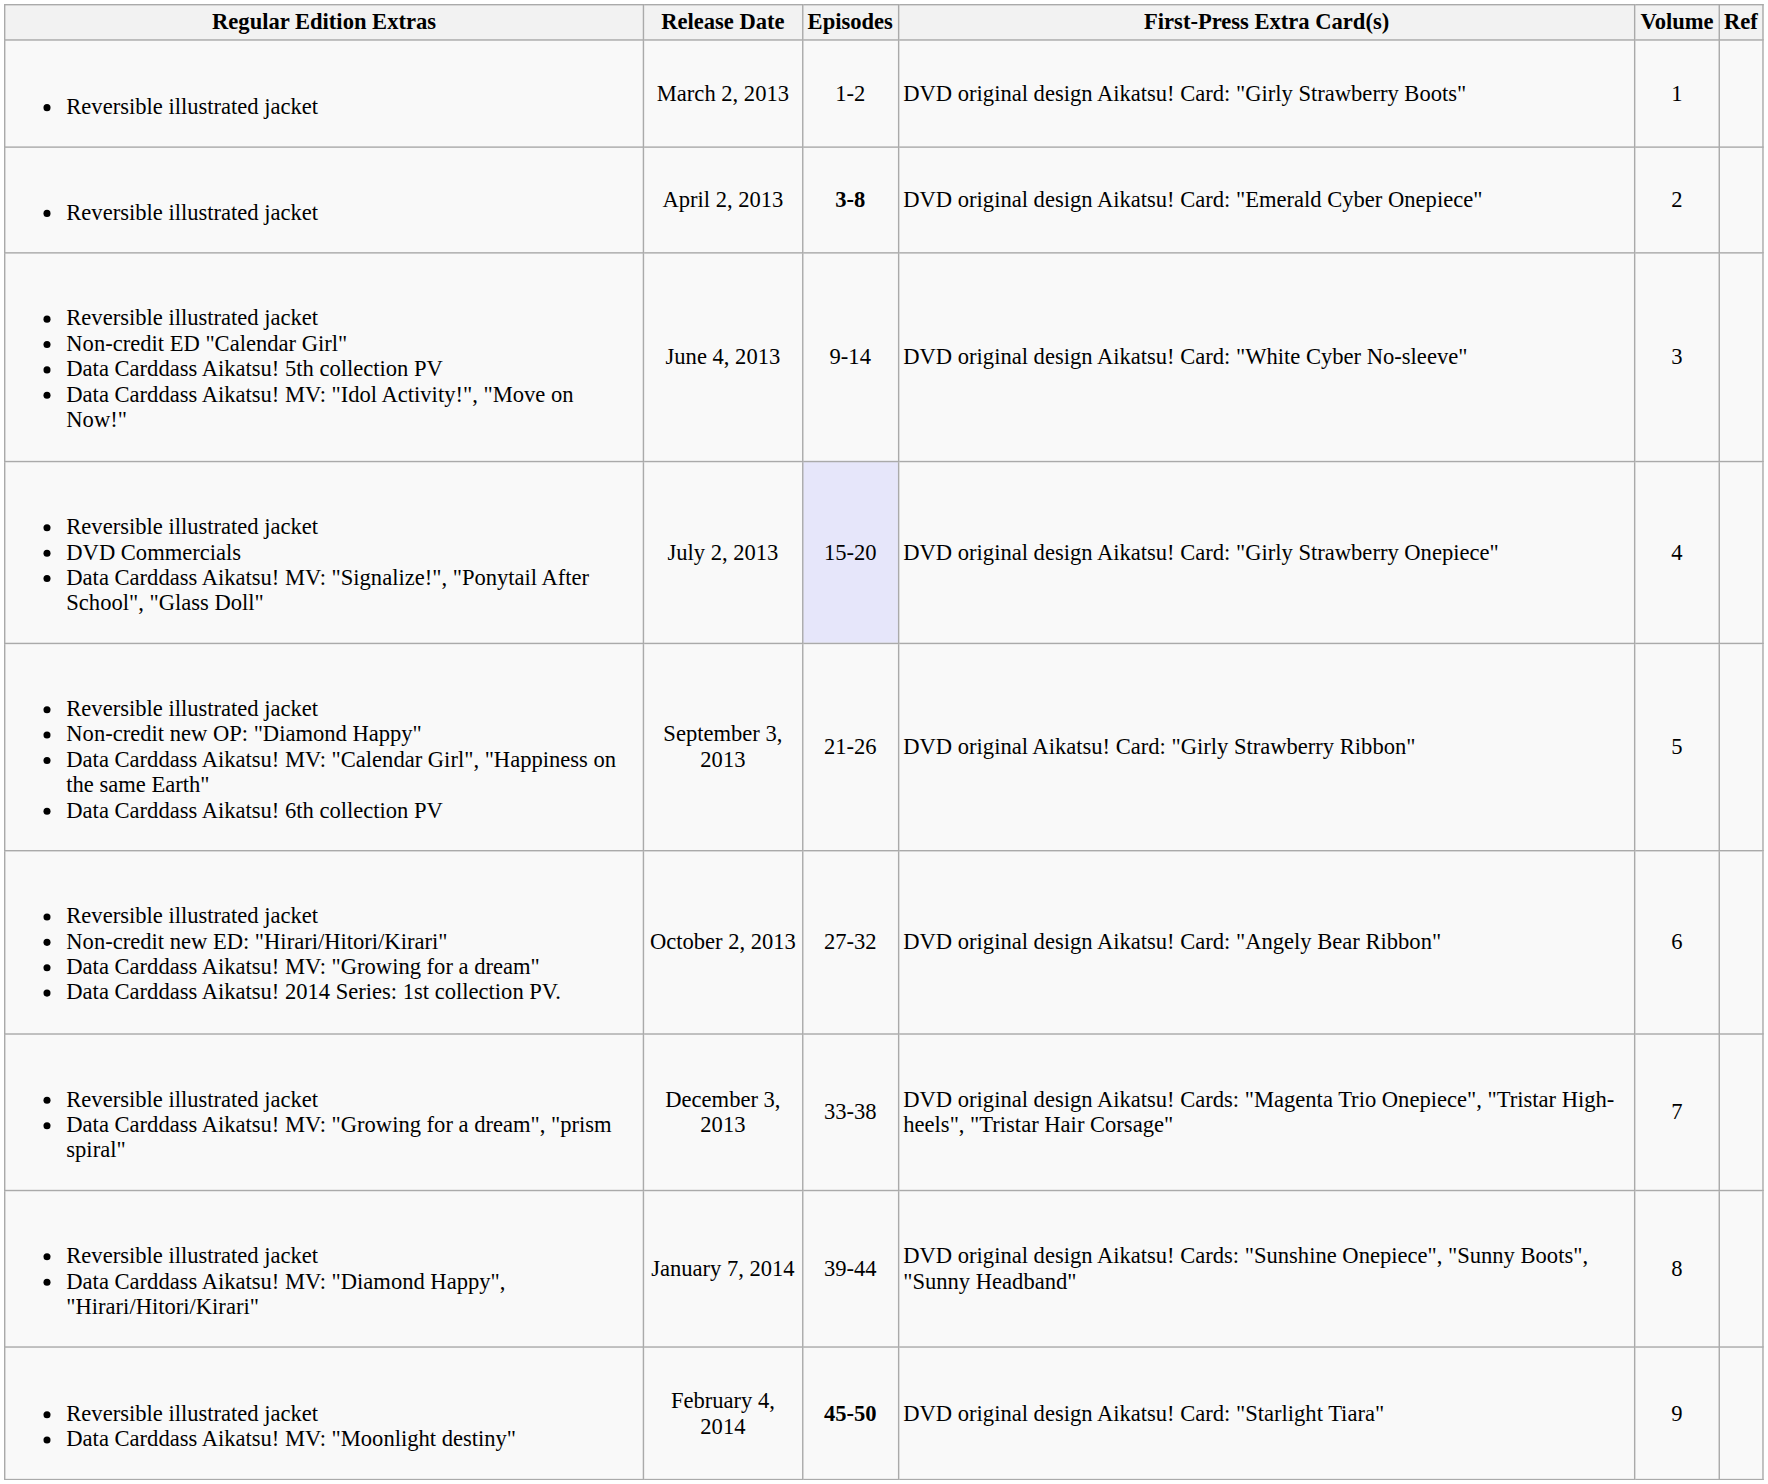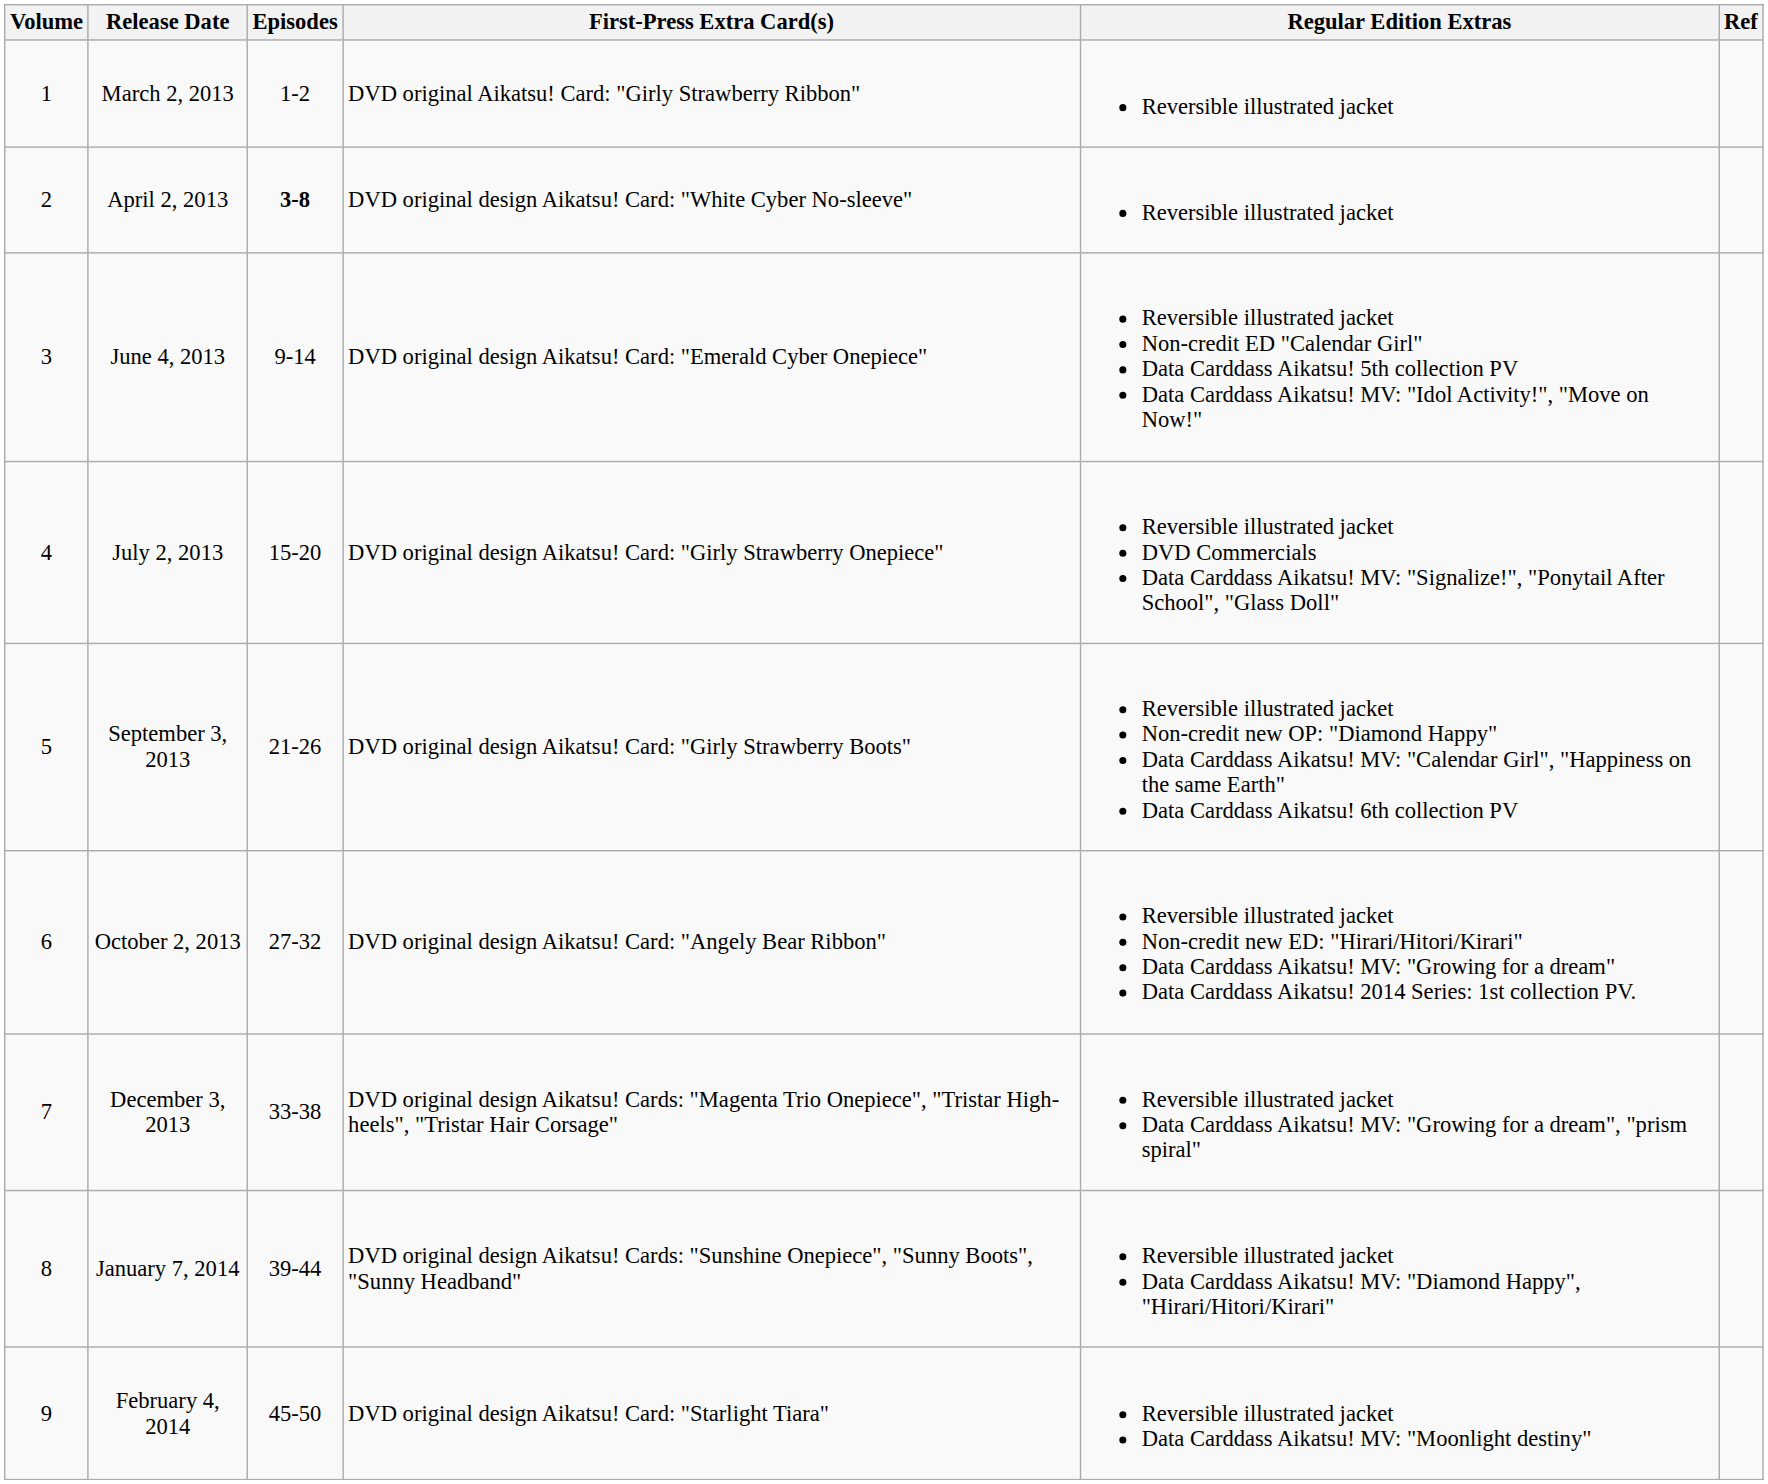columns swapped: (1677, 22) <-> (324, 22)
(1185, 93) DVD original design Aikatsu! Card: "Girly Strawberry Boots" -> (604, 93) DVD original Aikatsu! Card: "Girly Strawberry Ribbon"
(1193, 199) DVD original design Aikatsu! Card: "Emerald Cyber Onepiece" -> (630, 199) DVD original design Aikatsu! Card: "White Cyber No-sleeve"
(1185, 356) DVD original design Aikatsu! Card: "White Cyber No-sleeve" -> (638, 356) DVD original design Aikatsu! Card: "Emerald Cyber Onepiece"
(850, 551) lavender background -> (295, 551) no background
(1159, 746) DVD original Aikatsu! Card: "Girly Strawberry Ribbon" -> (630, 746) DVD original design Aikatsu! Card: "Girly Strawberry Boots"
(850, 1413) bold -> (295, 1413) normal
